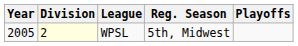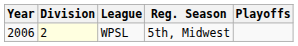(21, 32) 2005 -> (21, 32) 2006
